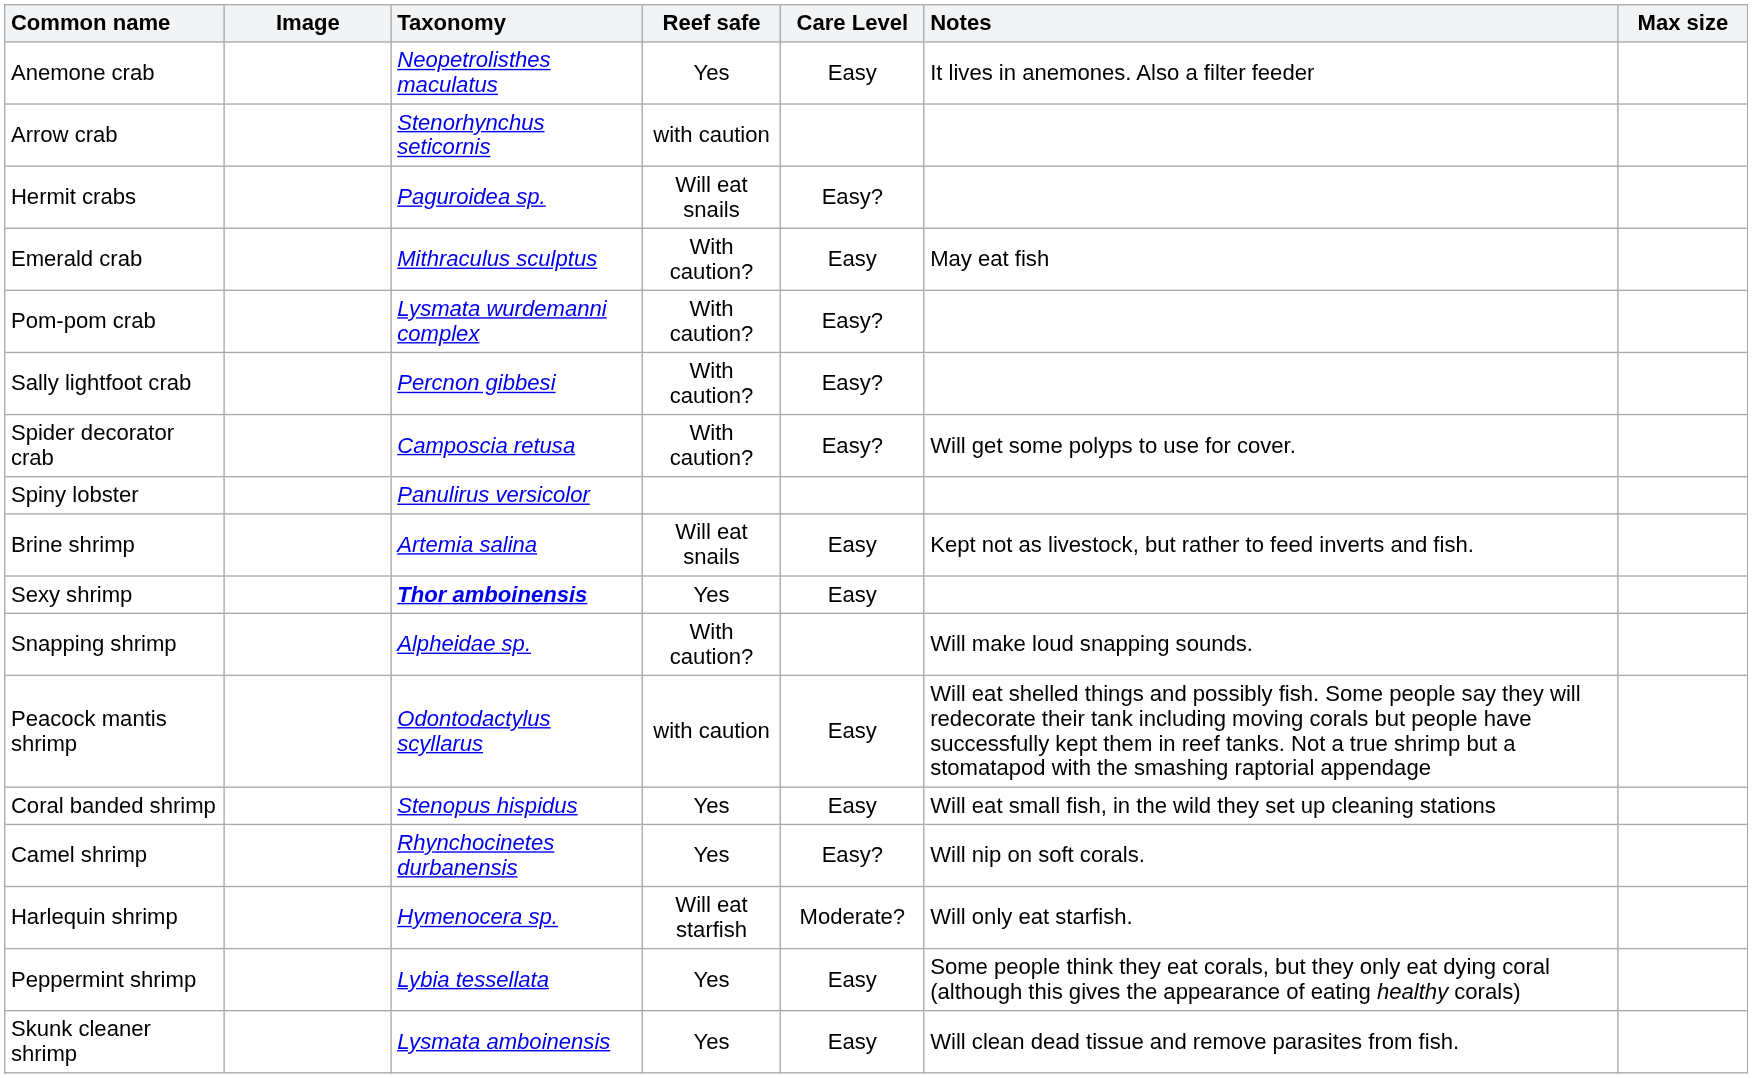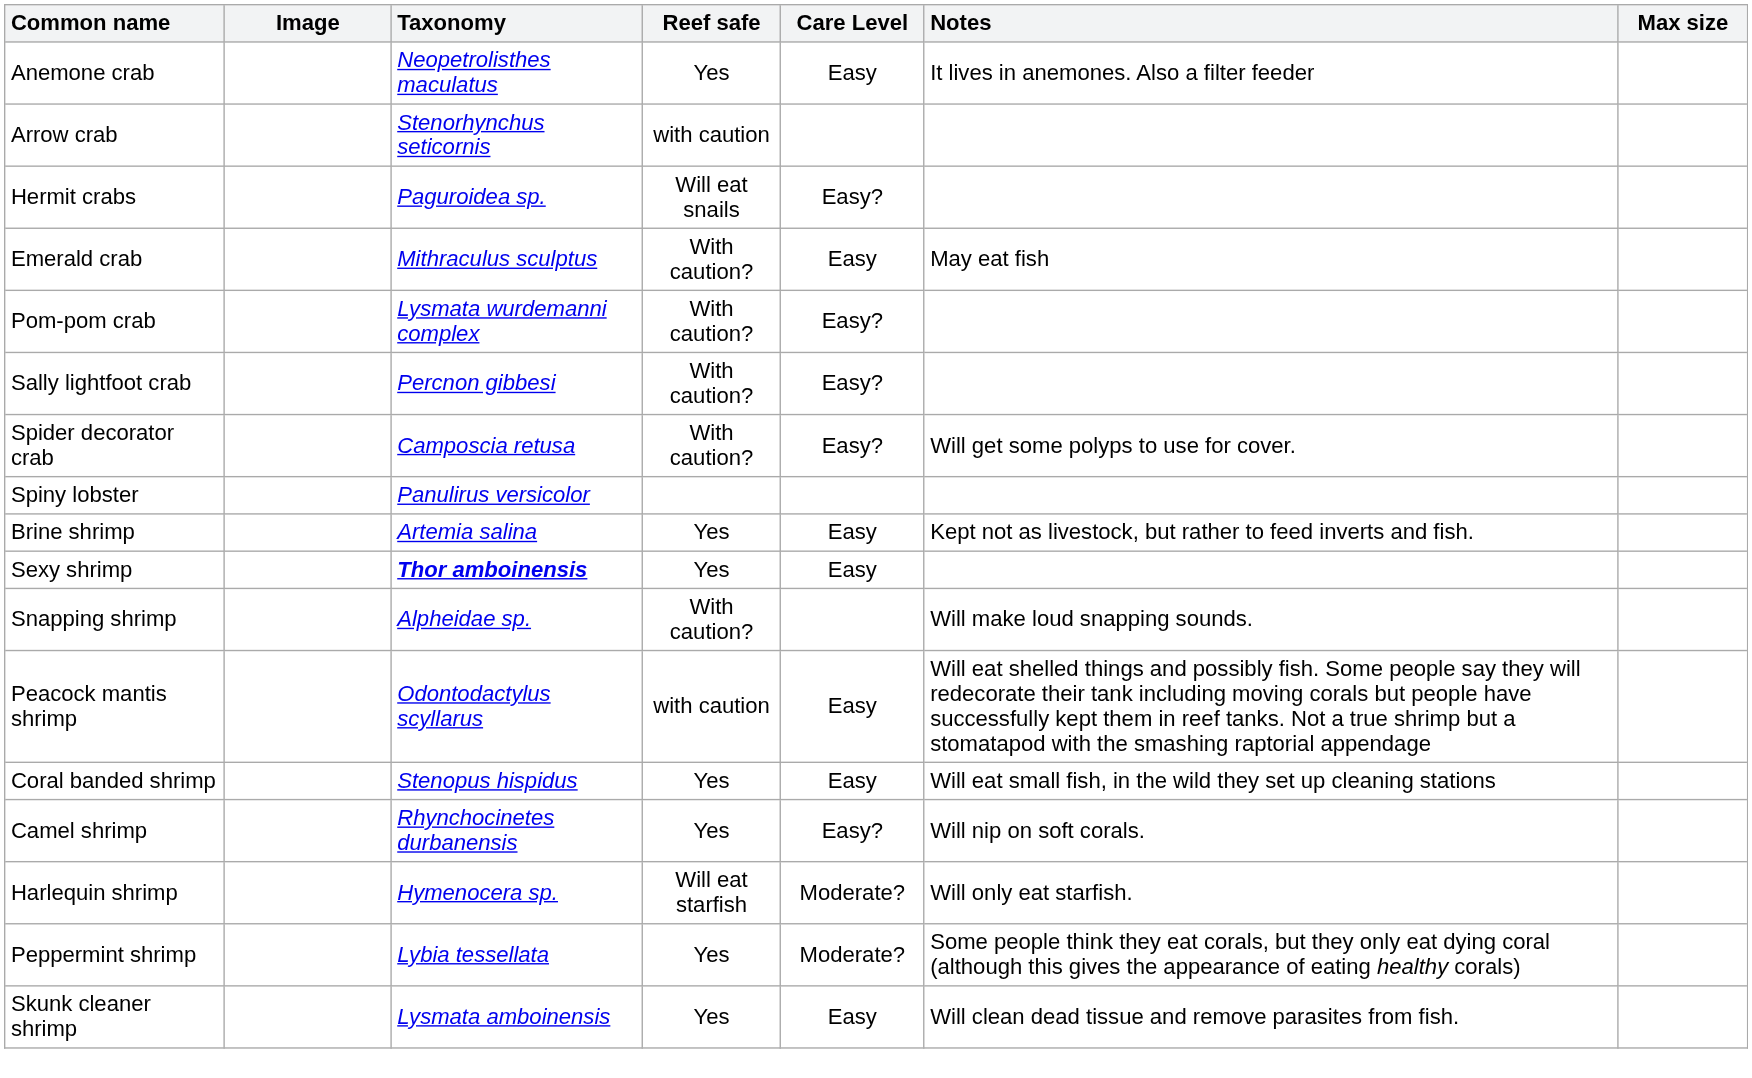(712, 544) Will eat snails -> (712, 532) Yes
(852, 979) Easy -> (852, 954) Moderate?
